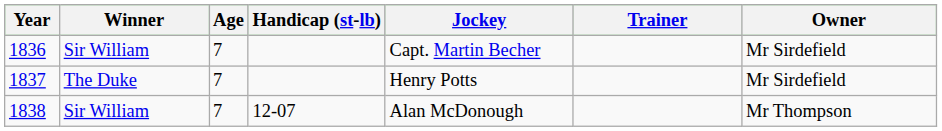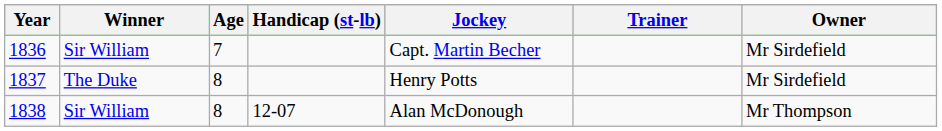(218, 80) 7 -> (218, 80) 8
(218, 111) 7 -> (218, 111) 8
